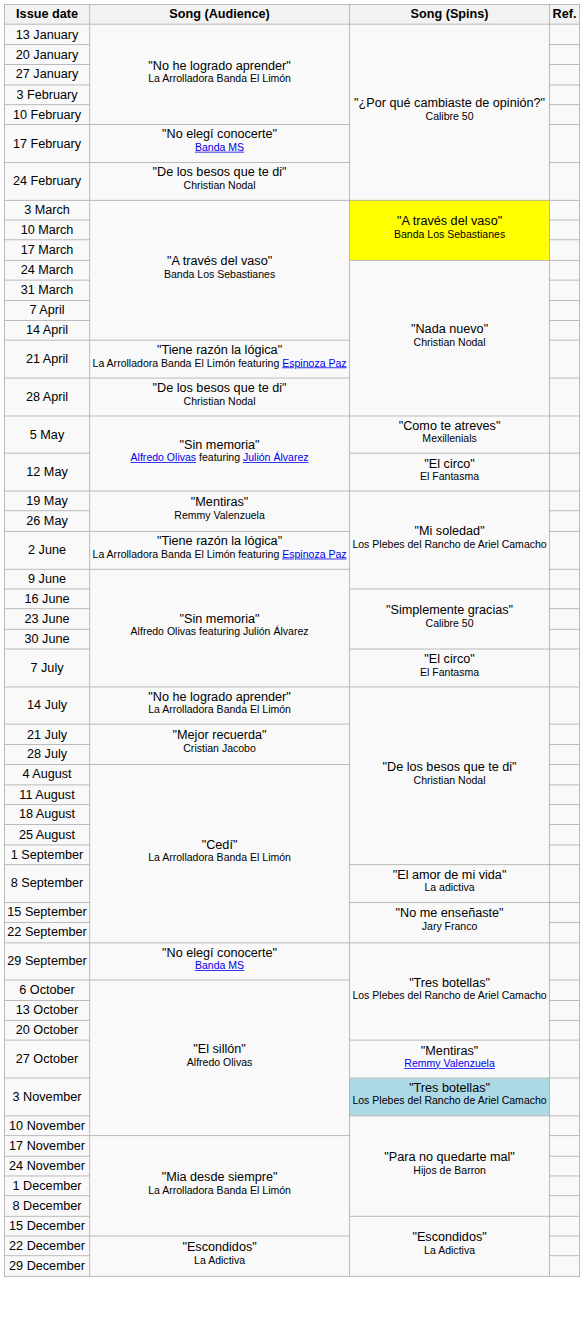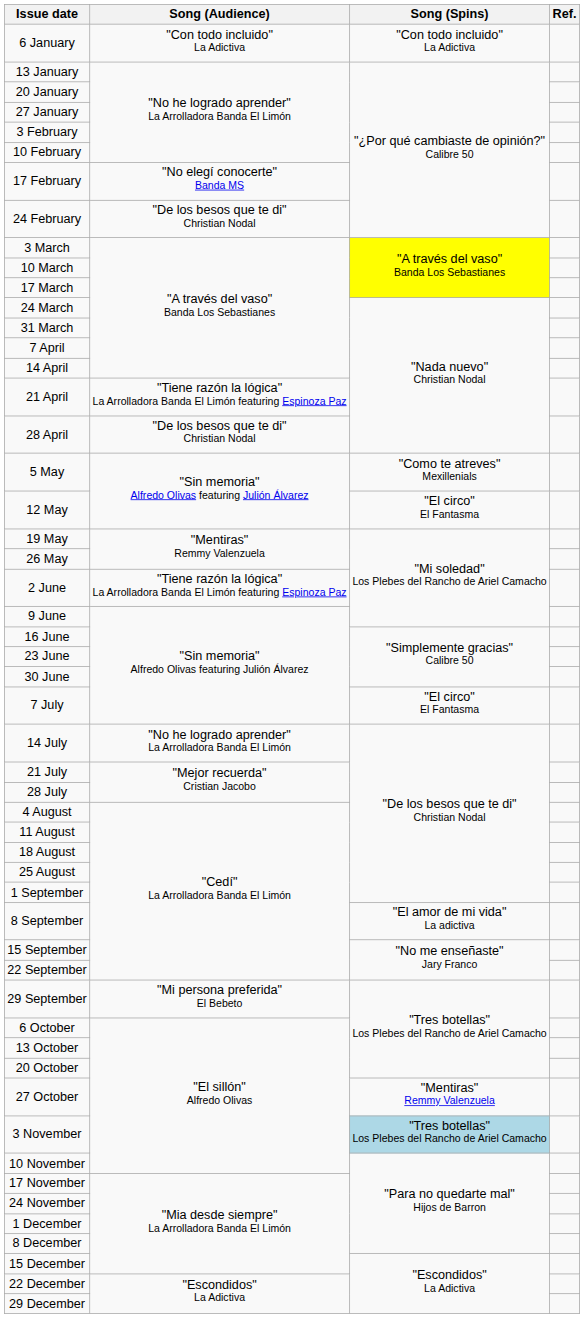+ row: (47, 43)
(220, 958) "No elegí conocerte" Banda MS -> (220, 996) "Mi persona preferida" El Bebeto
